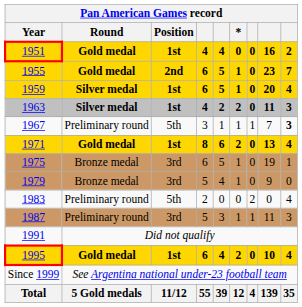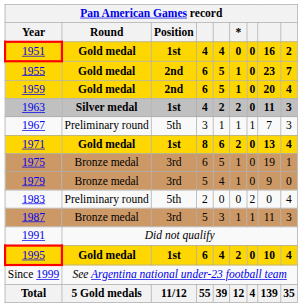(107, 89) Silver medal -> (107, 89) Gold medal
(174, 89) 1st -> (174, 89) 2nd
(289, 126) bold -> (289, 126) normal
(107, 217) Preliminary round -> (107, 217) Bronze medal
